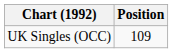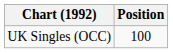(141, 36) 109 -> (141, 36) 100
